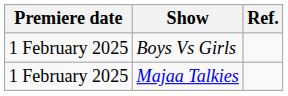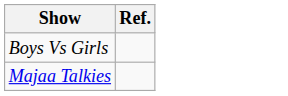- column: (68, 18)
